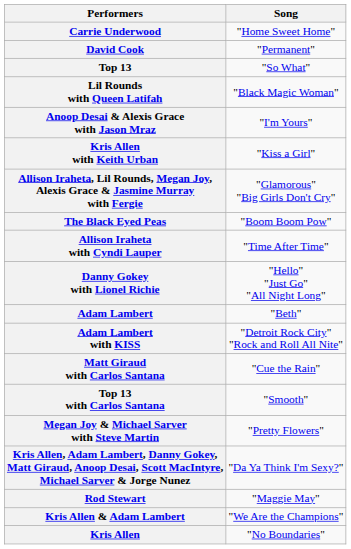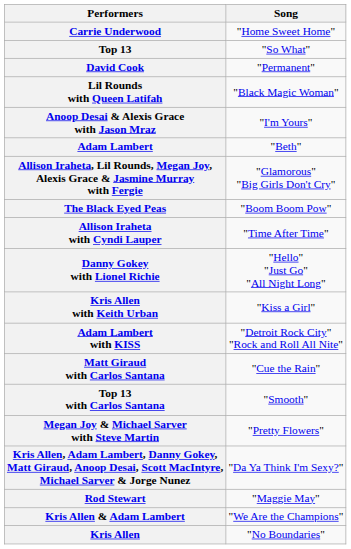rows swapped: (115, 67) <-> (115, 49)
rows swapped: (115, 153) <-> (115, 313)
